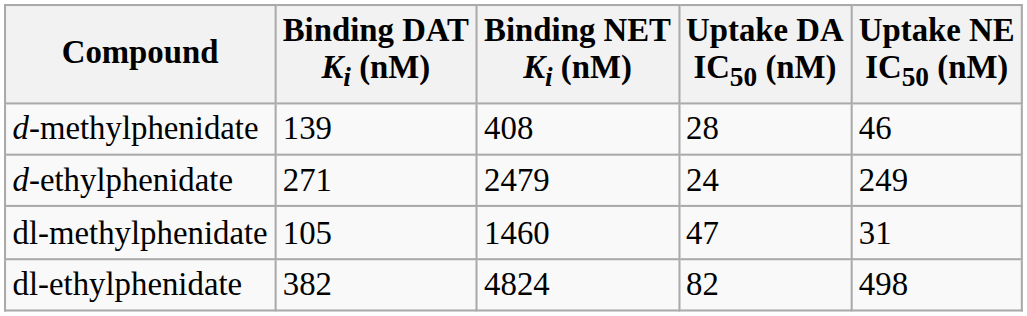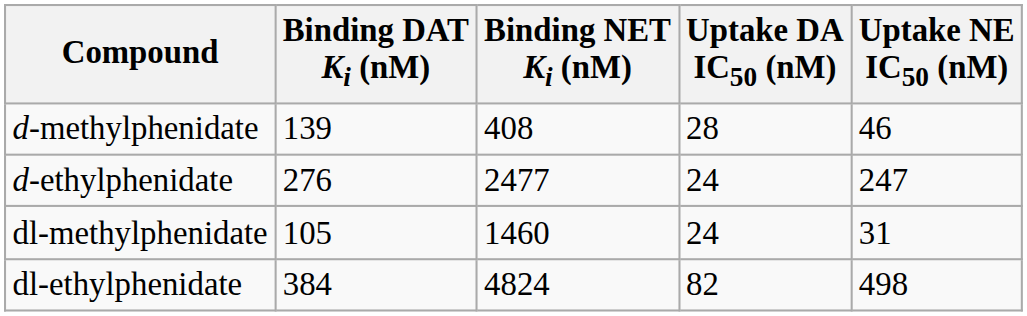(307, 180) 271 -> (307, 180) 276
(517, 180) 2479 -> (517, 180) 2477
(883, 180) 249 -> (883, 180) 247
(703, 232) 47 -> (703, 232) 24
(307, 284) 382 -> (307, 284) 384
